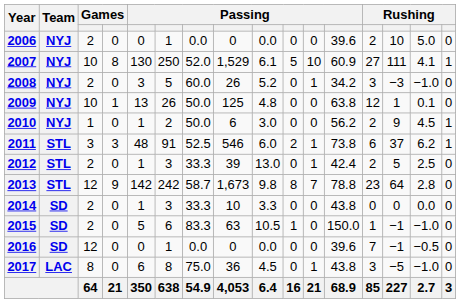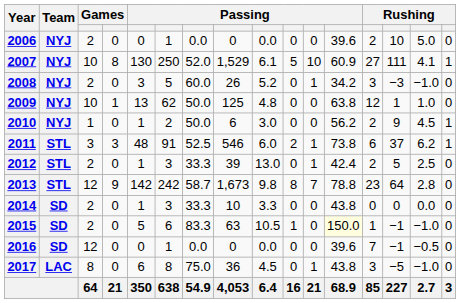(169, 102) 26 -> (169, 102) 62
(426, 102) 0.1 -> (426, 102) 1.0
(343, 226) no background -> (343, 226) lightyellow background
